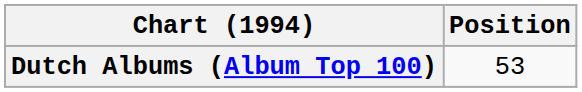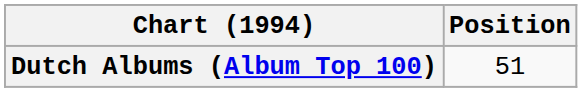(510, 67) 53 -> (510, 67) 51
